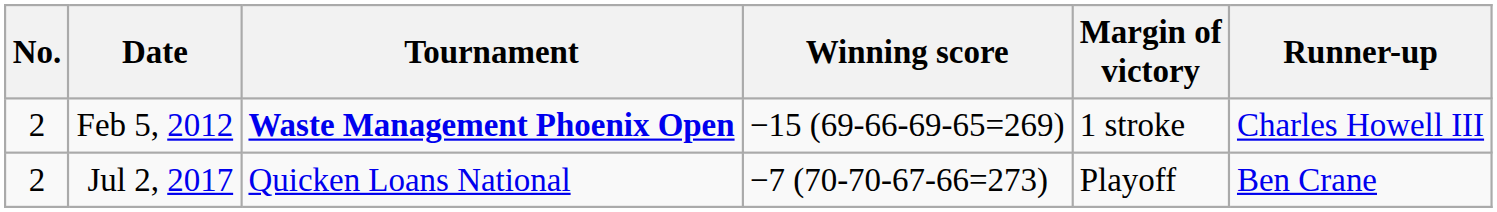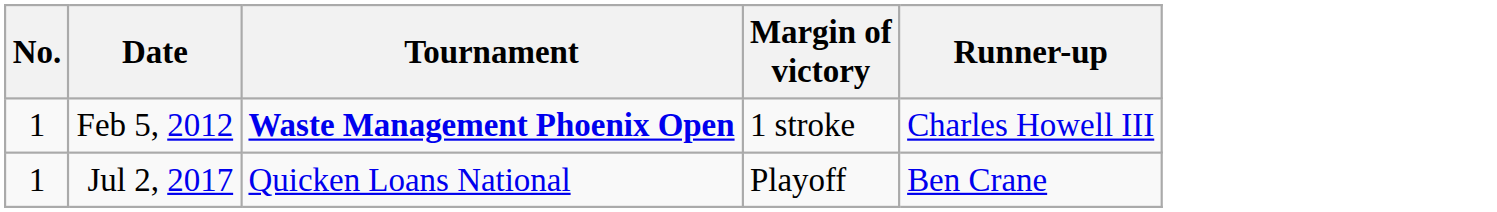- column: (907, 51)
(37, 125) 2 -> (37, 125) 1
(37, 179) 2 -> (37, 179) 1
